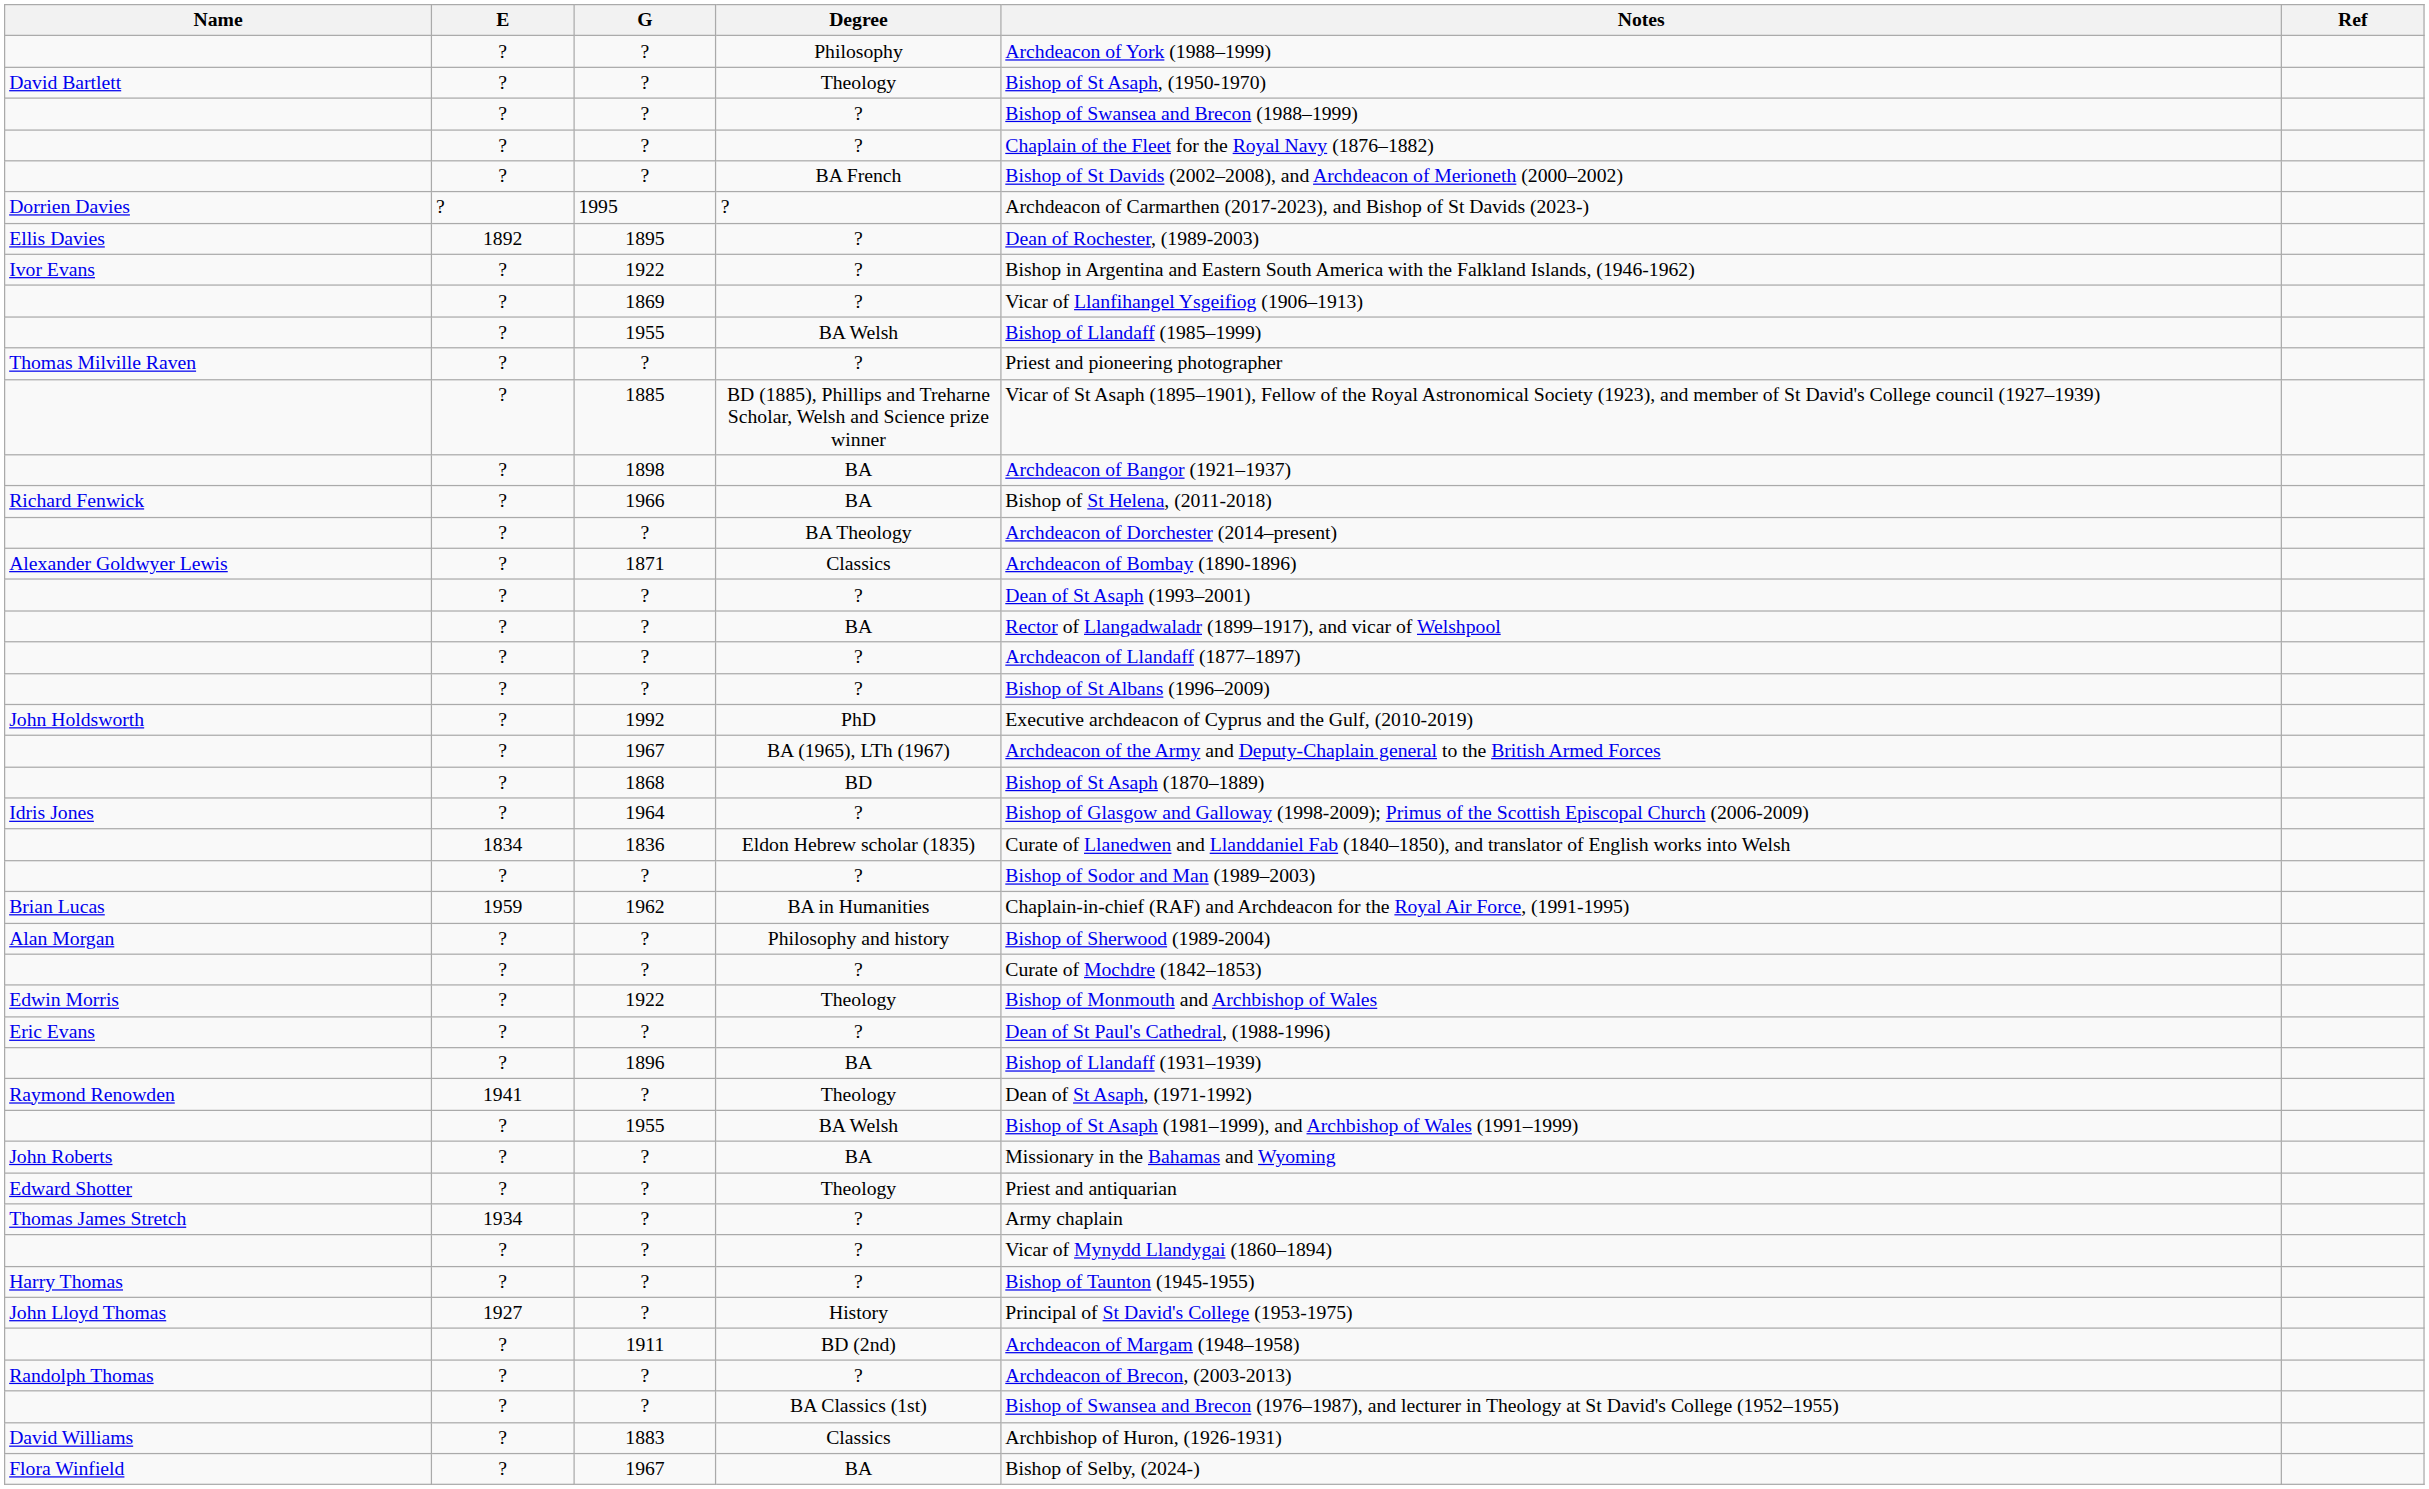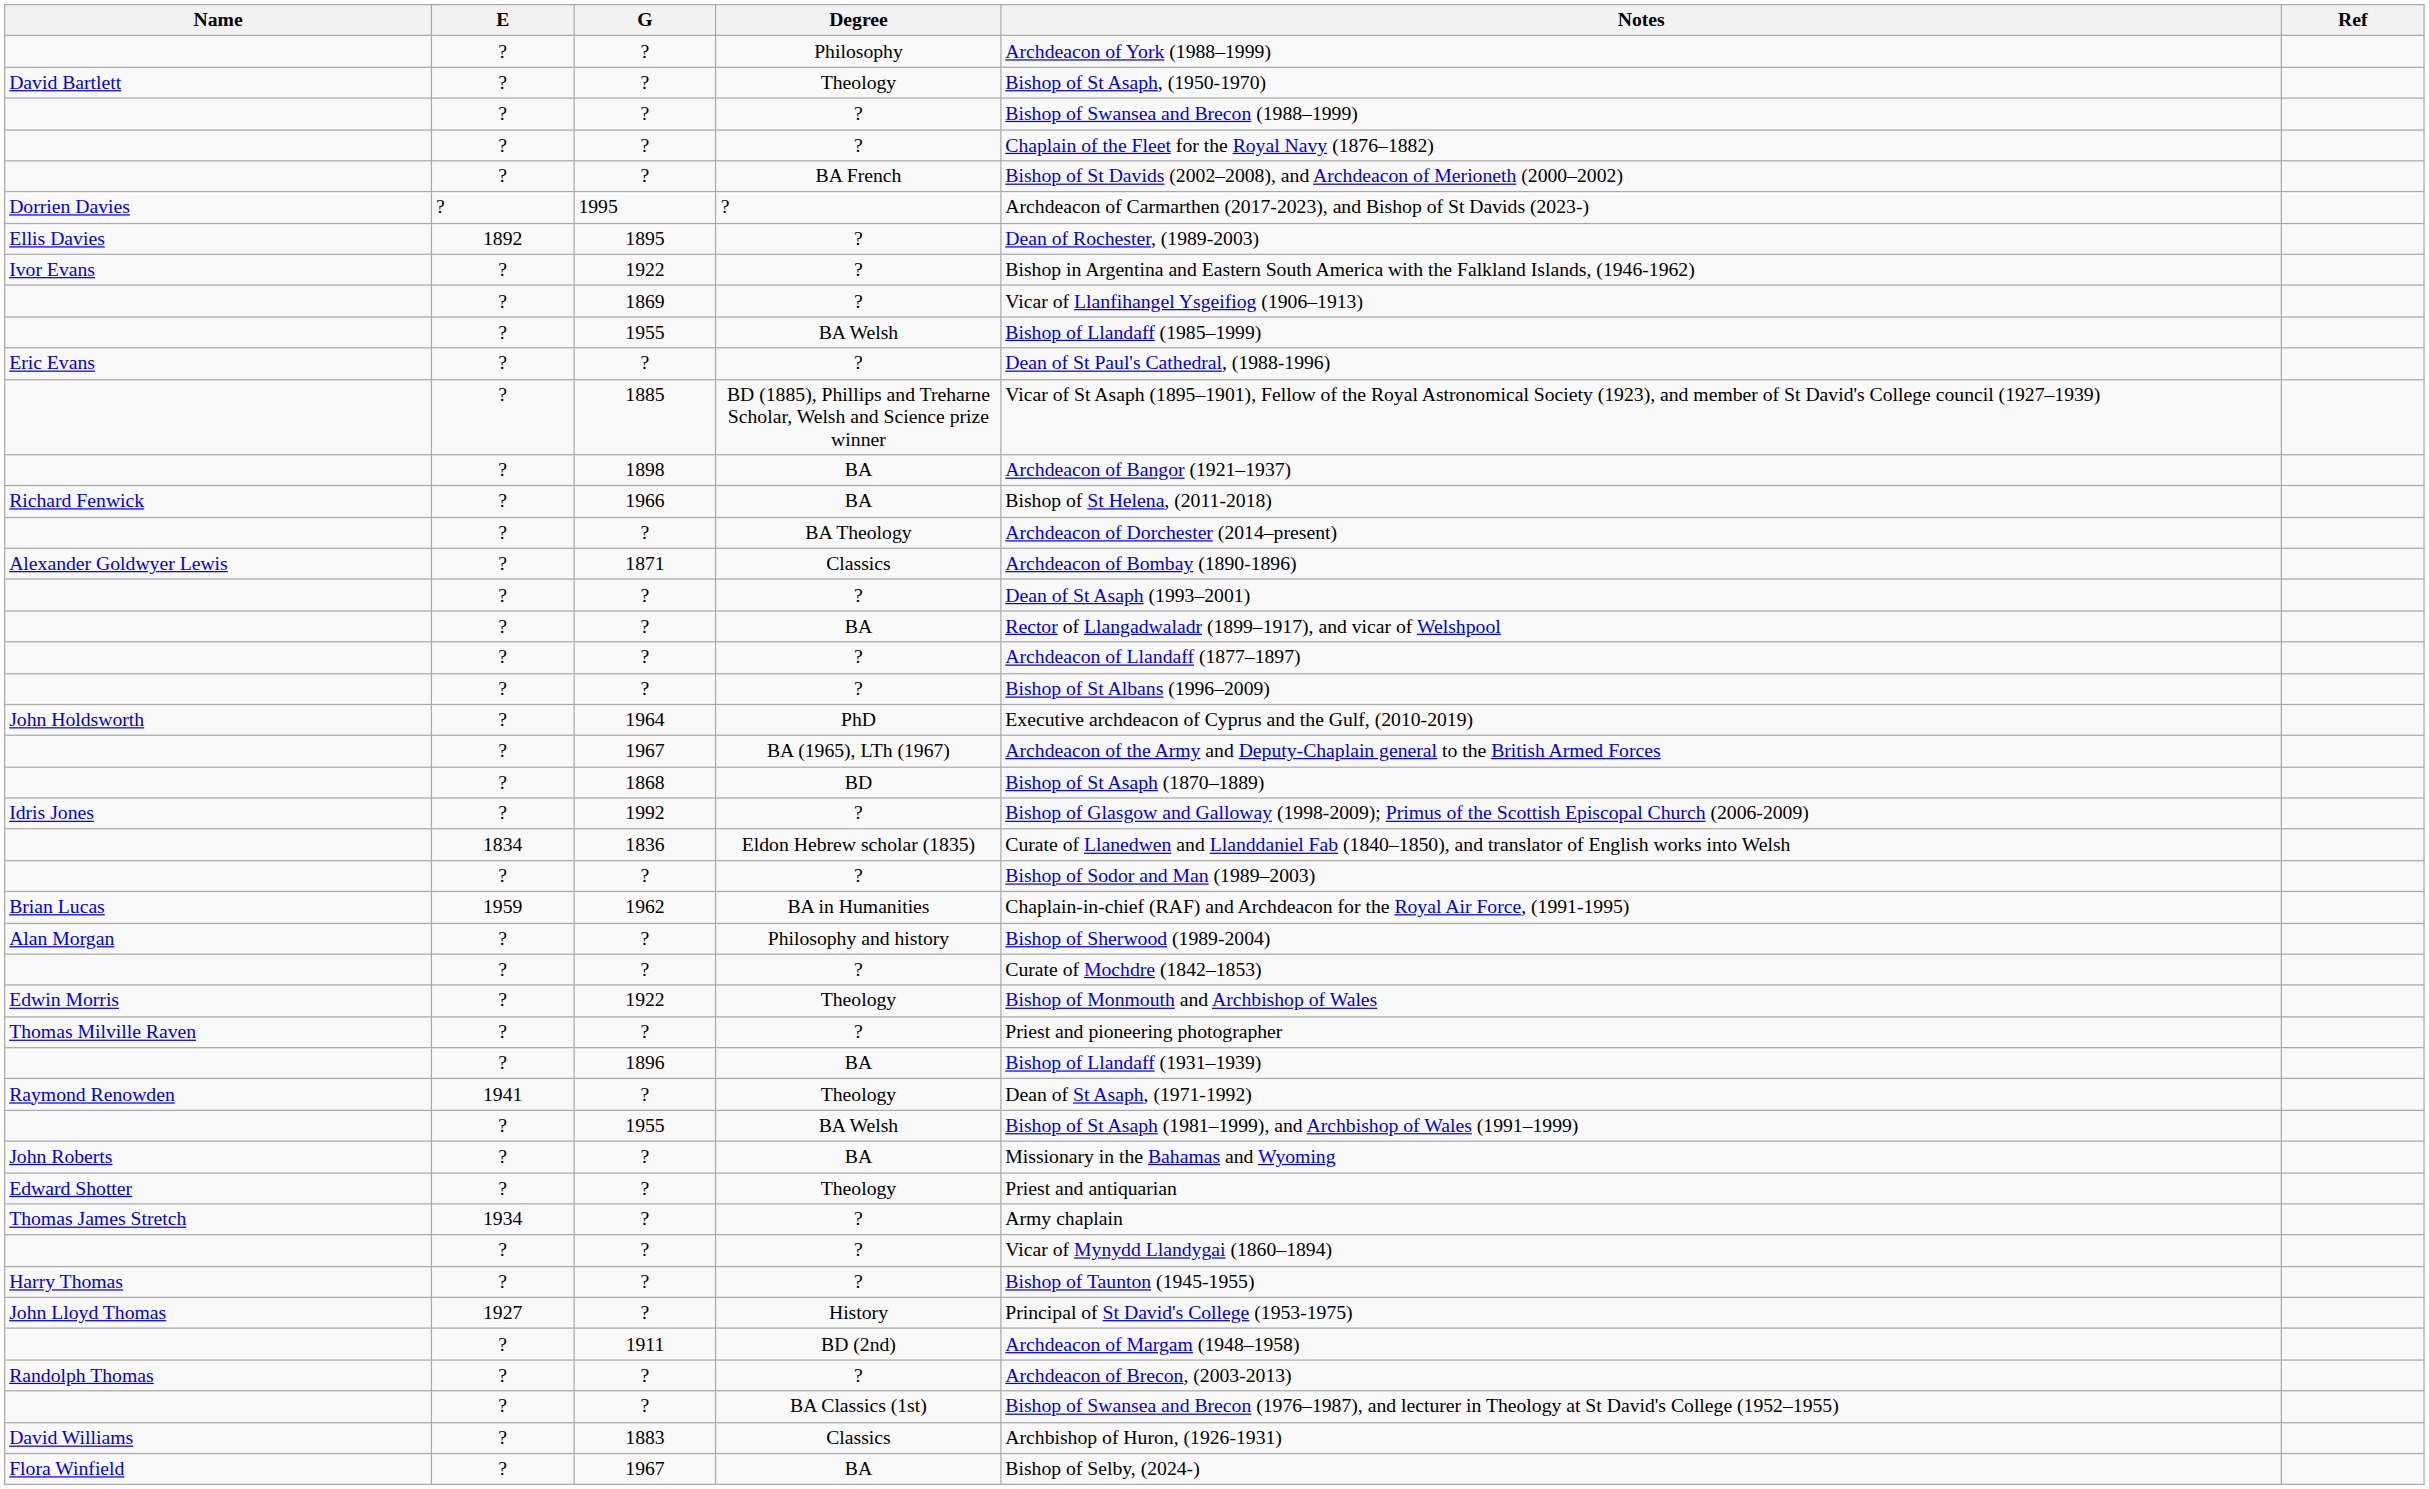rows swapped: (52, 1031) <-> (103, 363)
(645, 719) 1992 -> (645, 719) 1964
(645, 813) 1964 -> (645, 813) 1992
